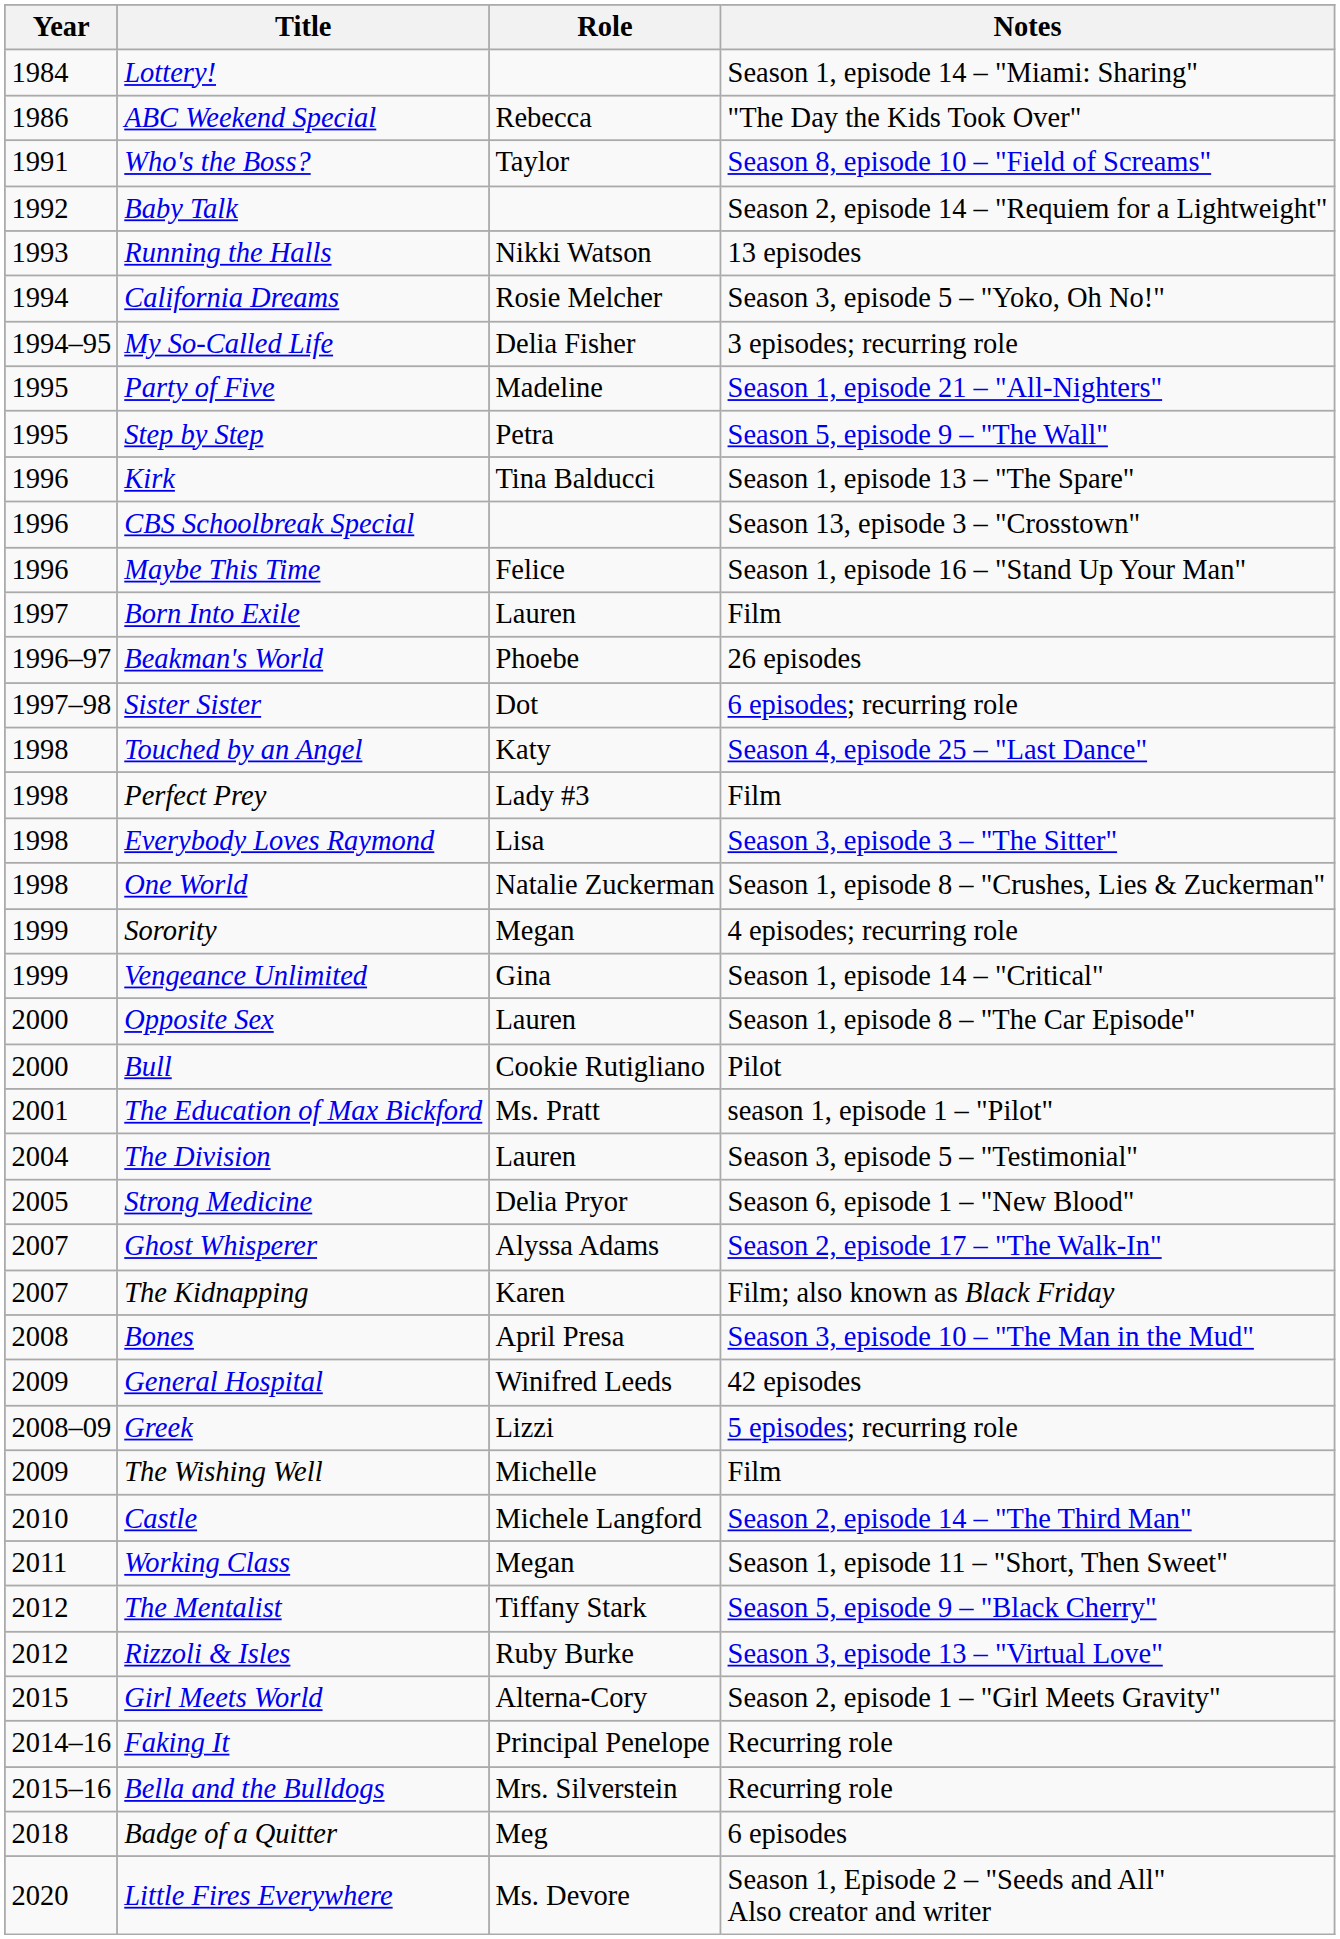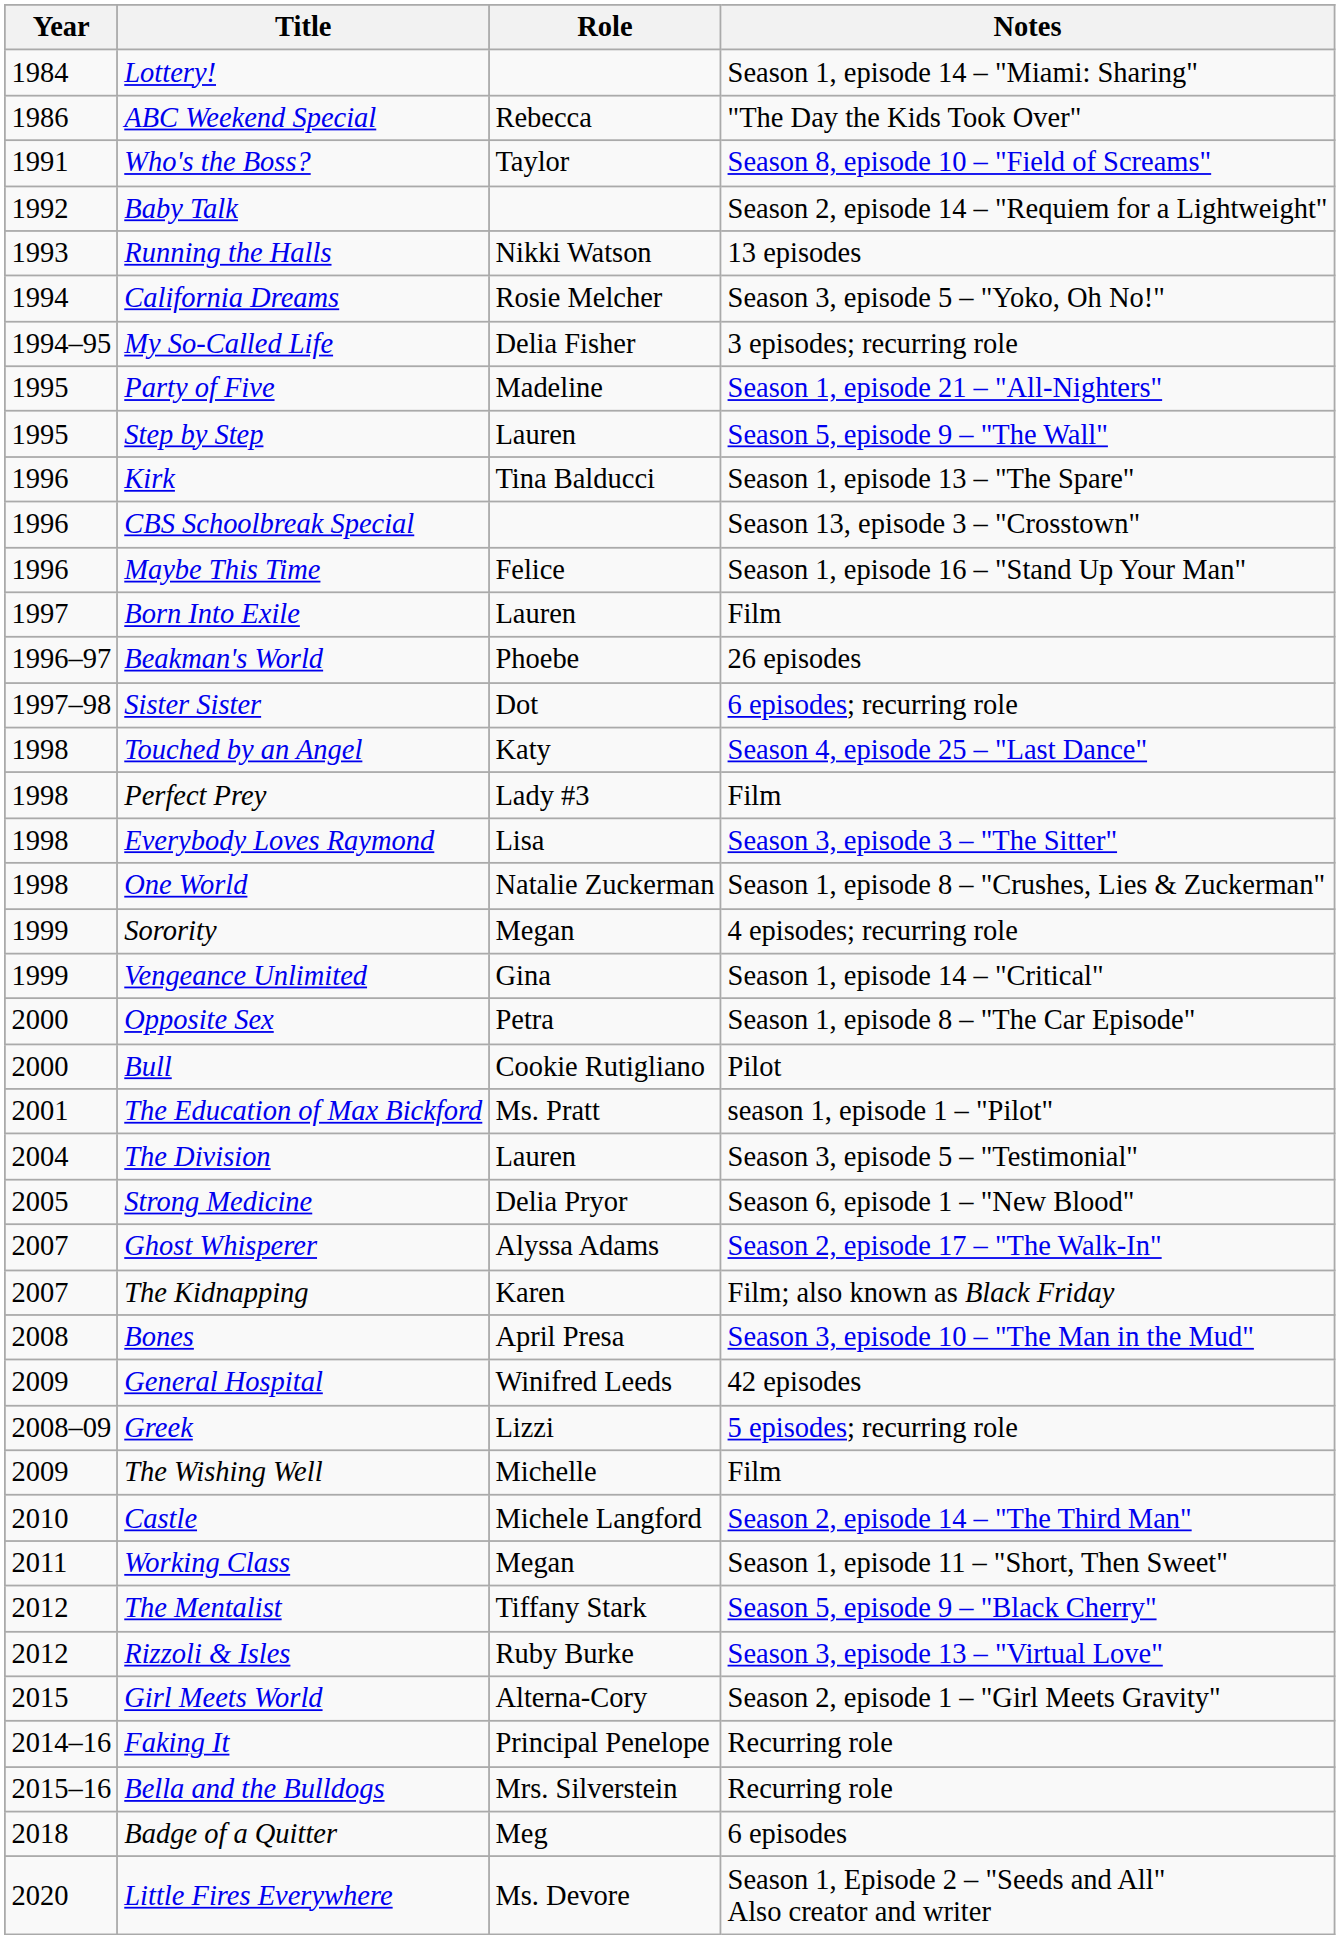(525, 433) Petra -> (536, 433) Lauren
(536, 1020) Lauren -> (525, 1020) Petra
